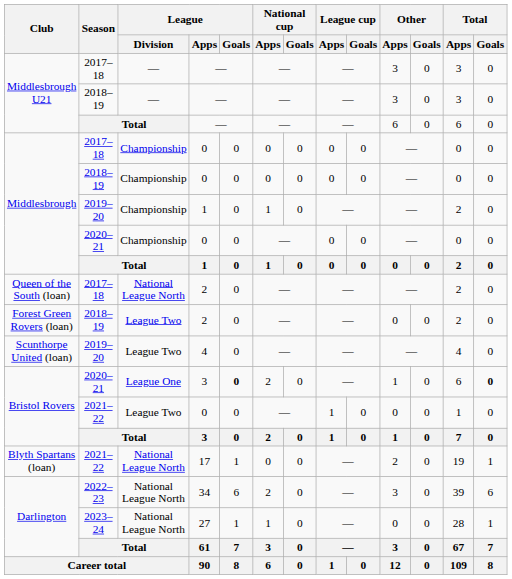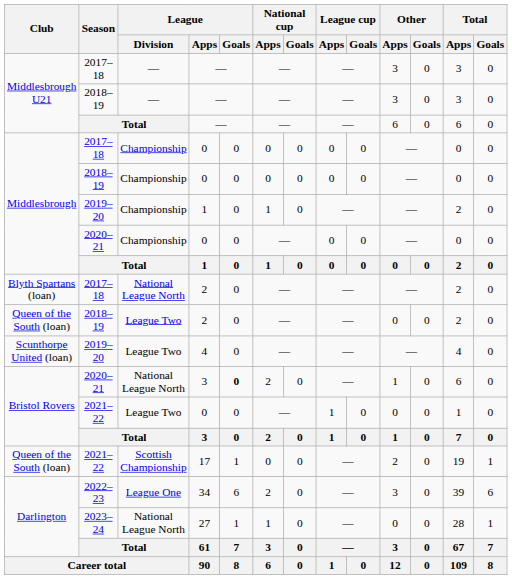(42, 289) Queen of the South (loan) -> (42, 289) Blyth Spartans (loan)
(42, 320) Forest Green Rovers (loan) -> (42, 320) Queen of the South (loan)
(153, 381) League One -> (153, 381) National League North
(490, 381) bold -> (490, 381) normal
(42, 461) Blyth Spartans (loan) -> (42, 461) Queen of the South (loan)
(153, 461) National League North -> (153, 461) Scottish Championship
(153, 492) National League North -> (153, 492) League One
